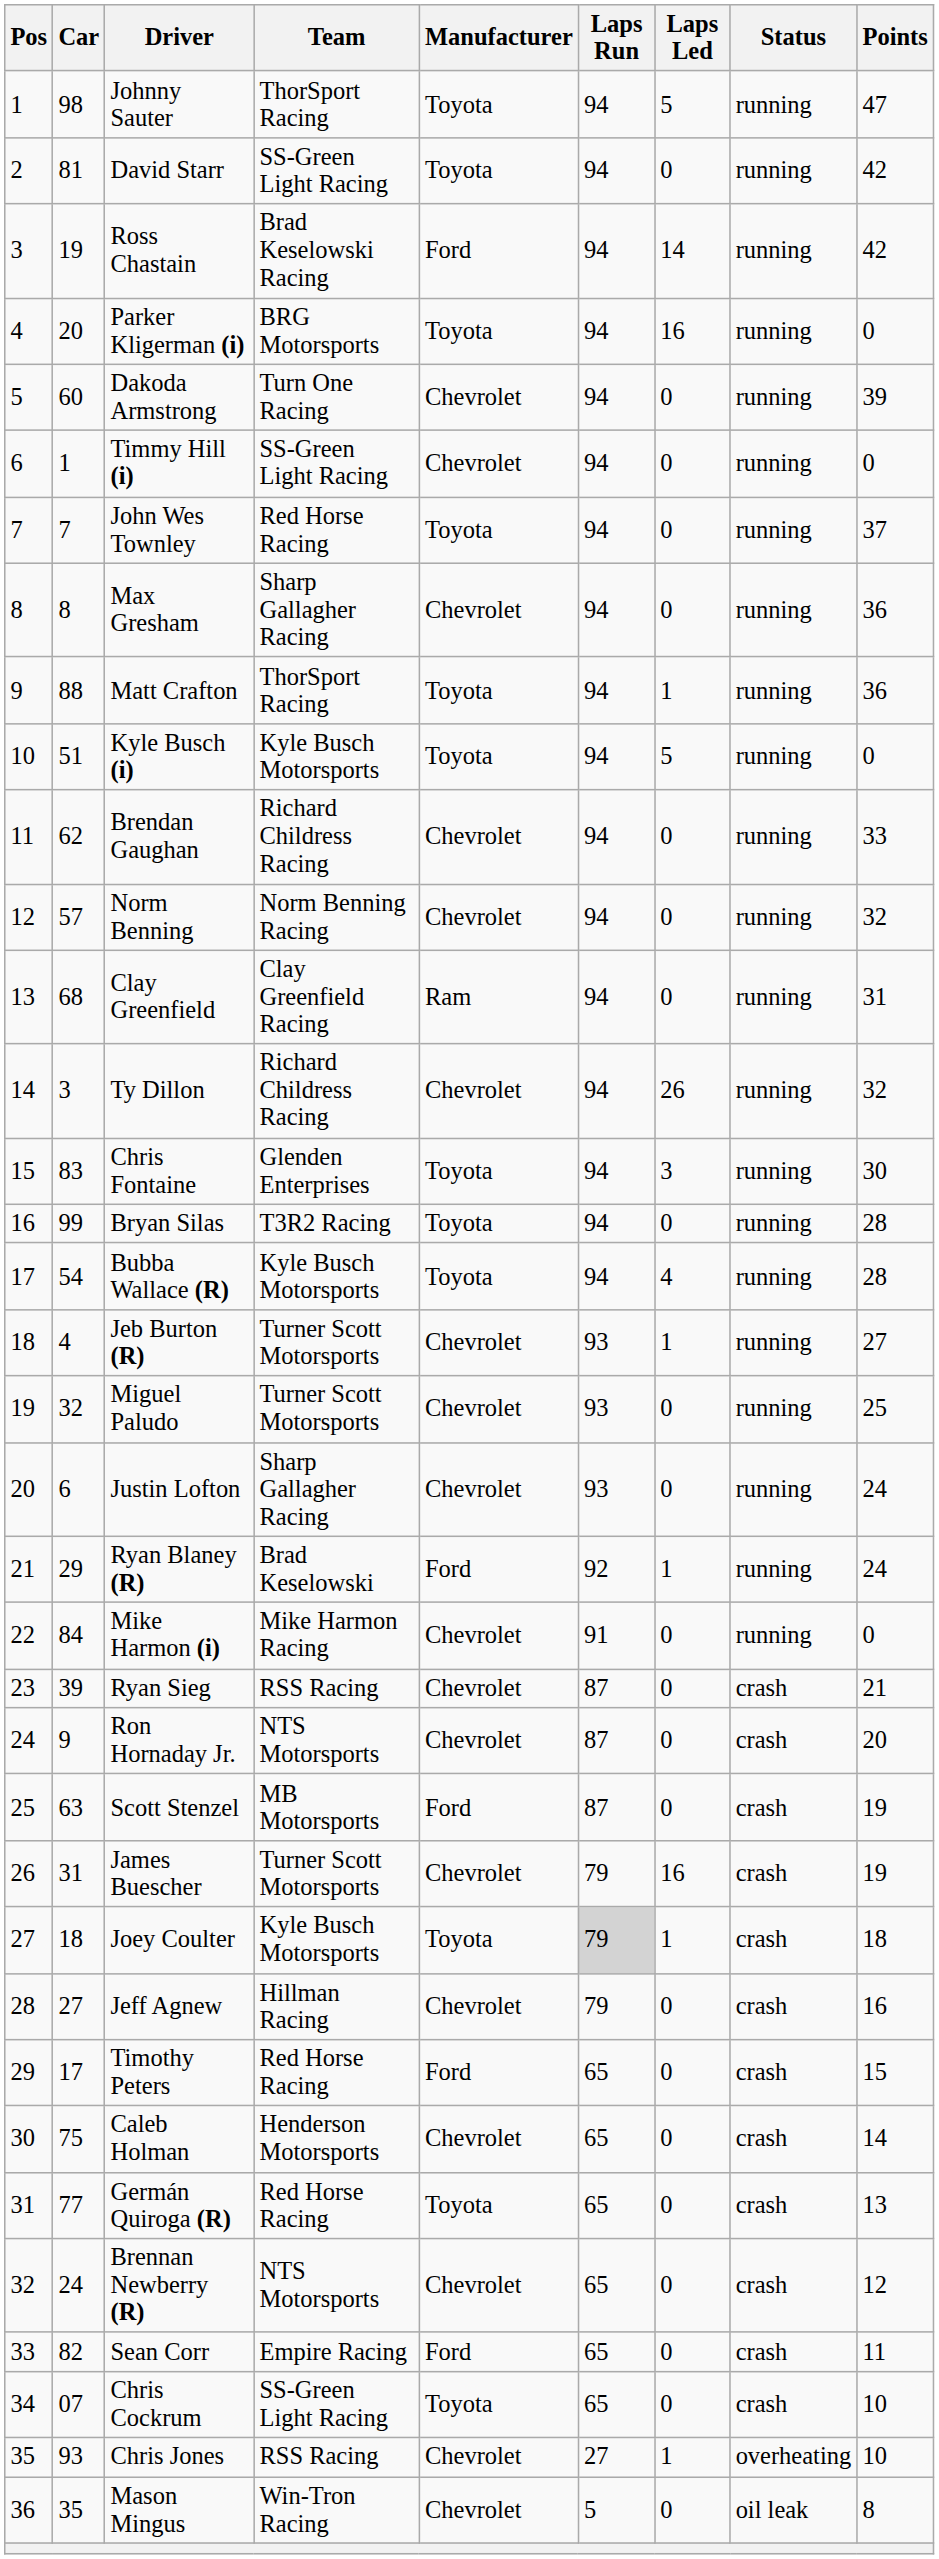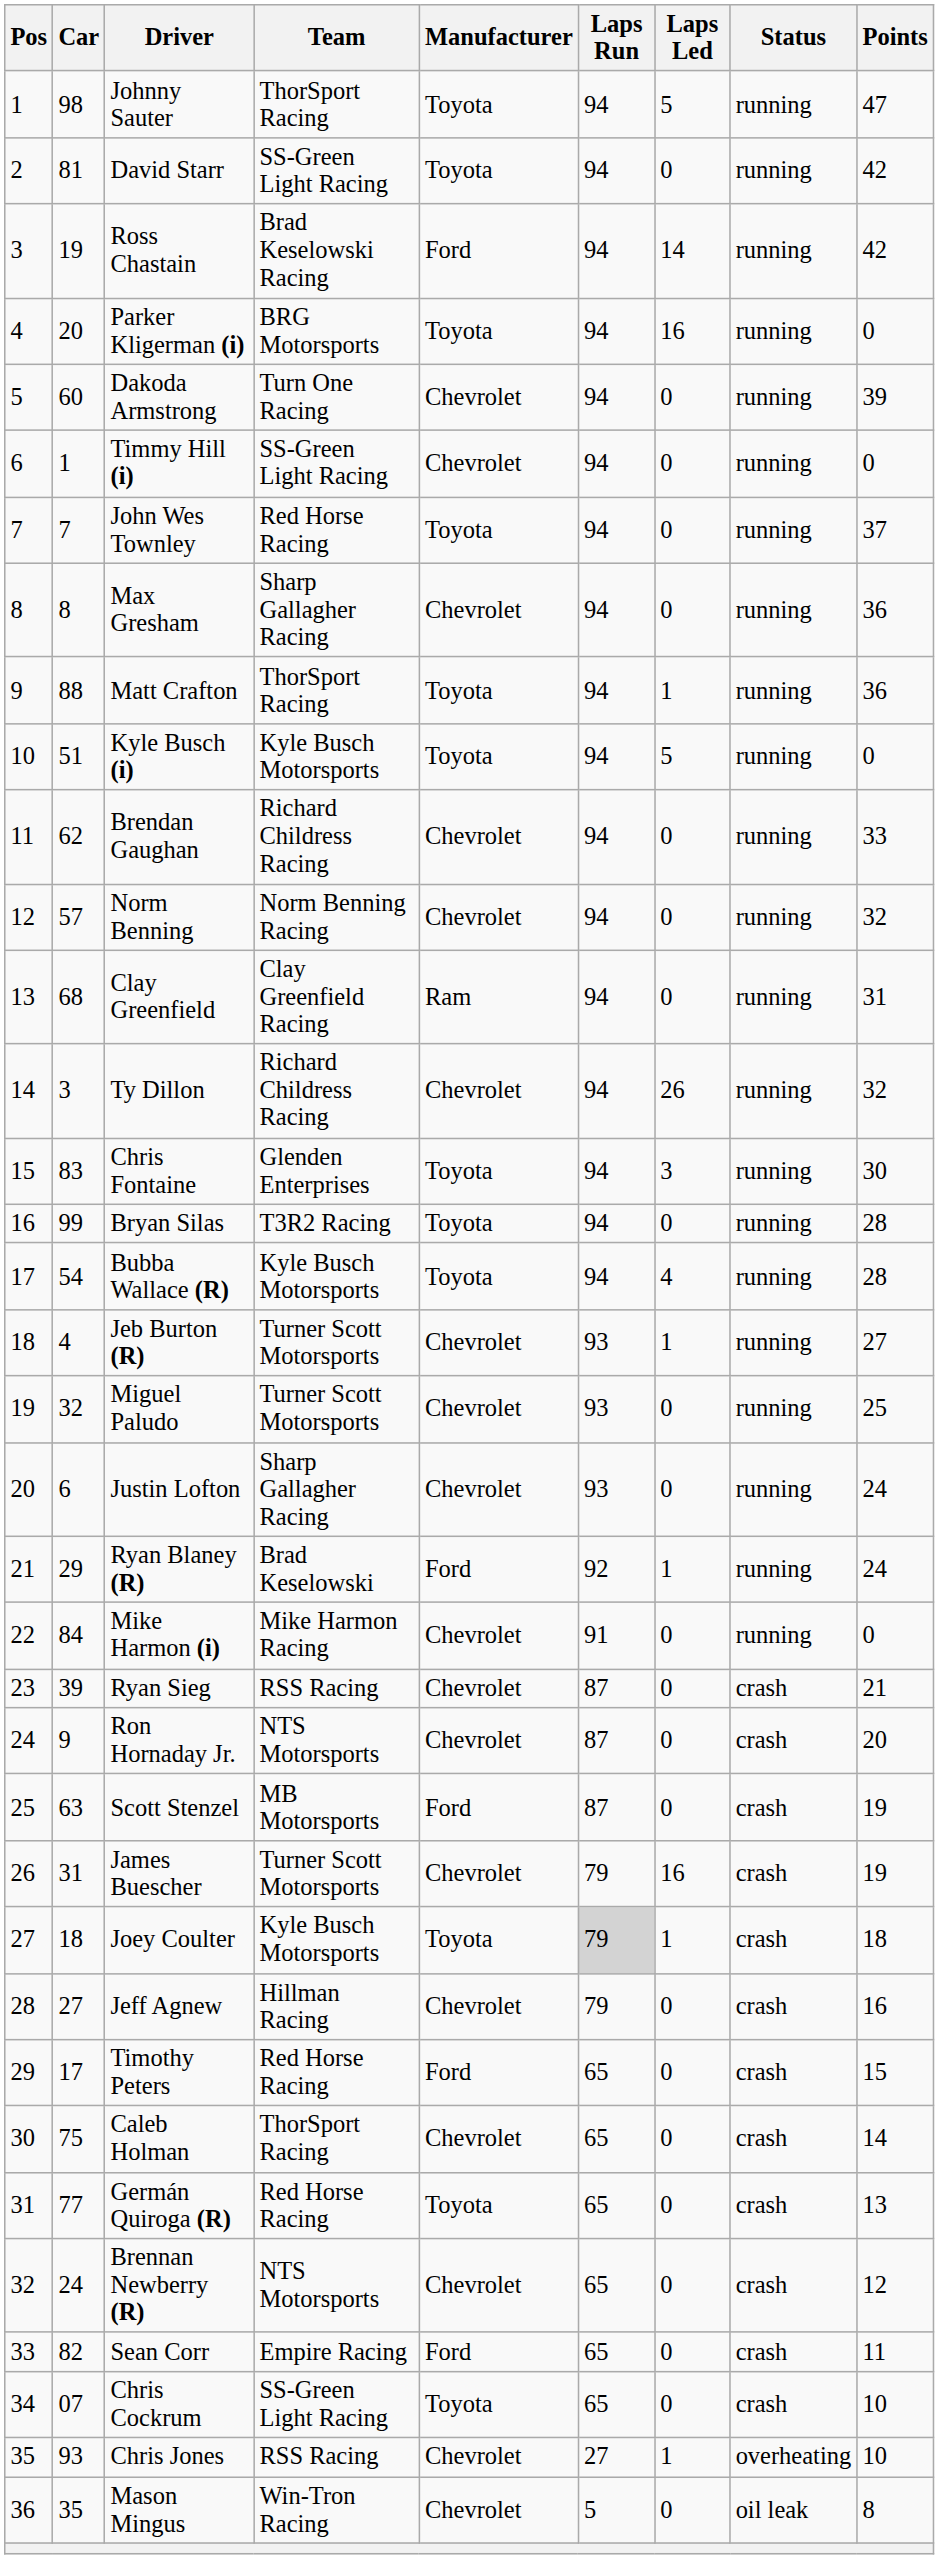(319, 2138) Henderson Motorsports -> (310, 2138) ThorSport Racing
